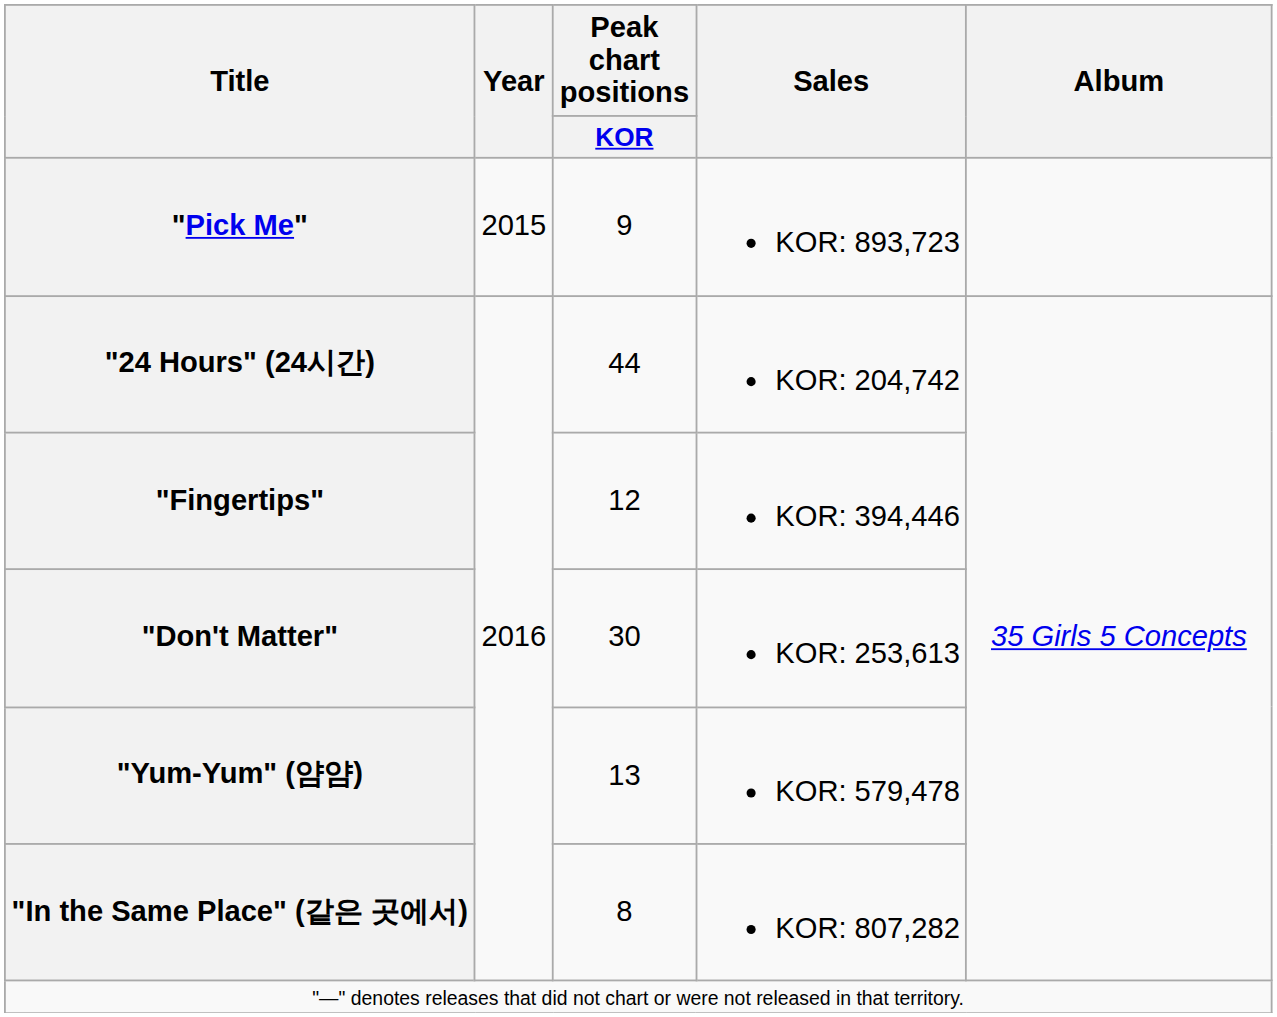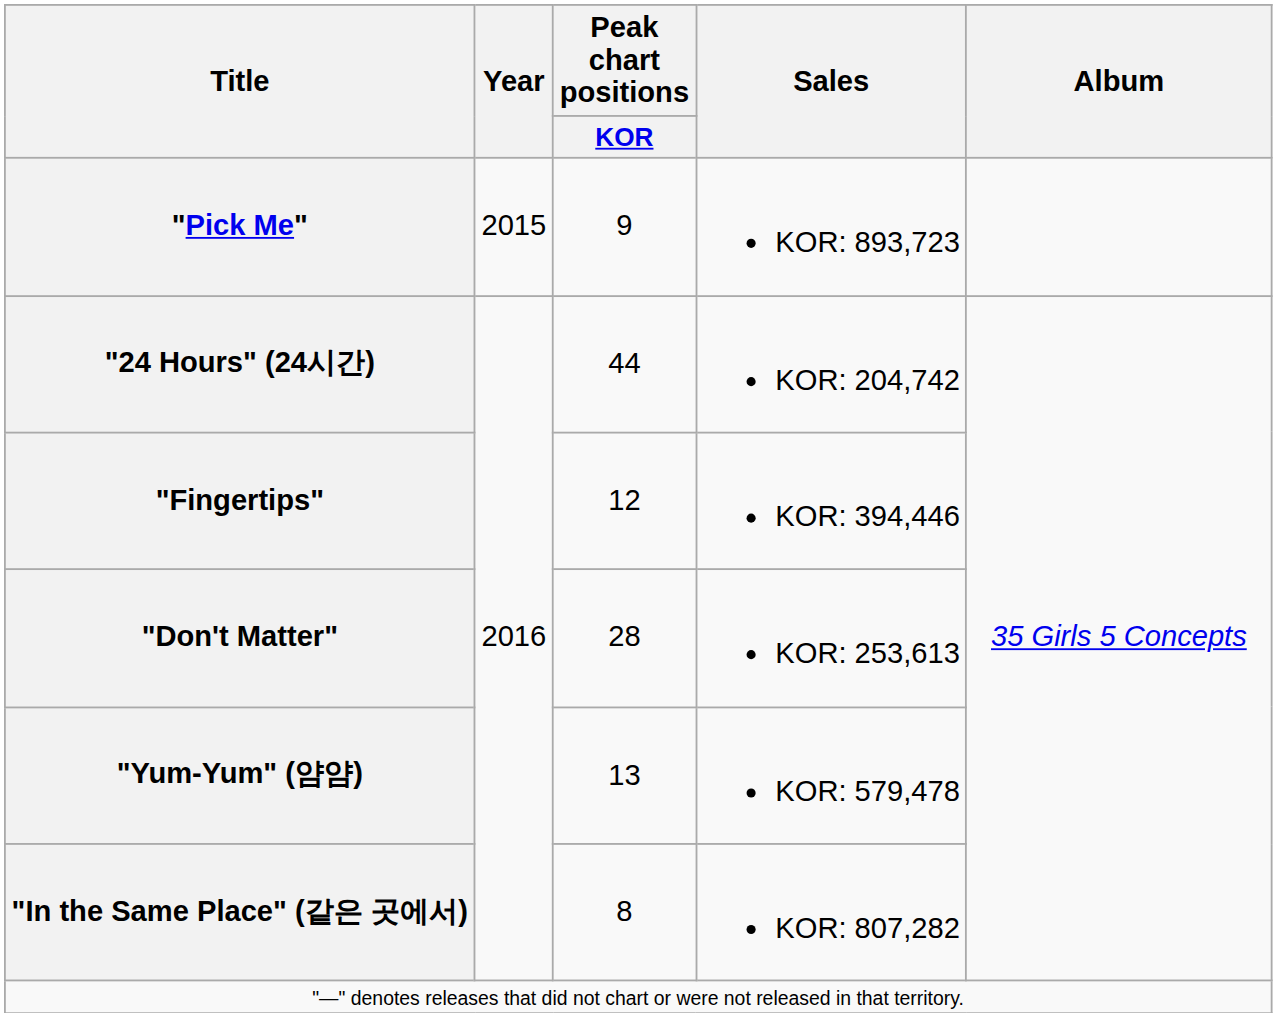(624, 637) 30 -> (624, 637) 28
